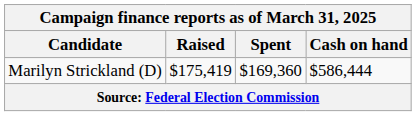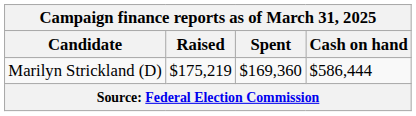(201, 70) $175,419 -> (201, 70) $175,219
